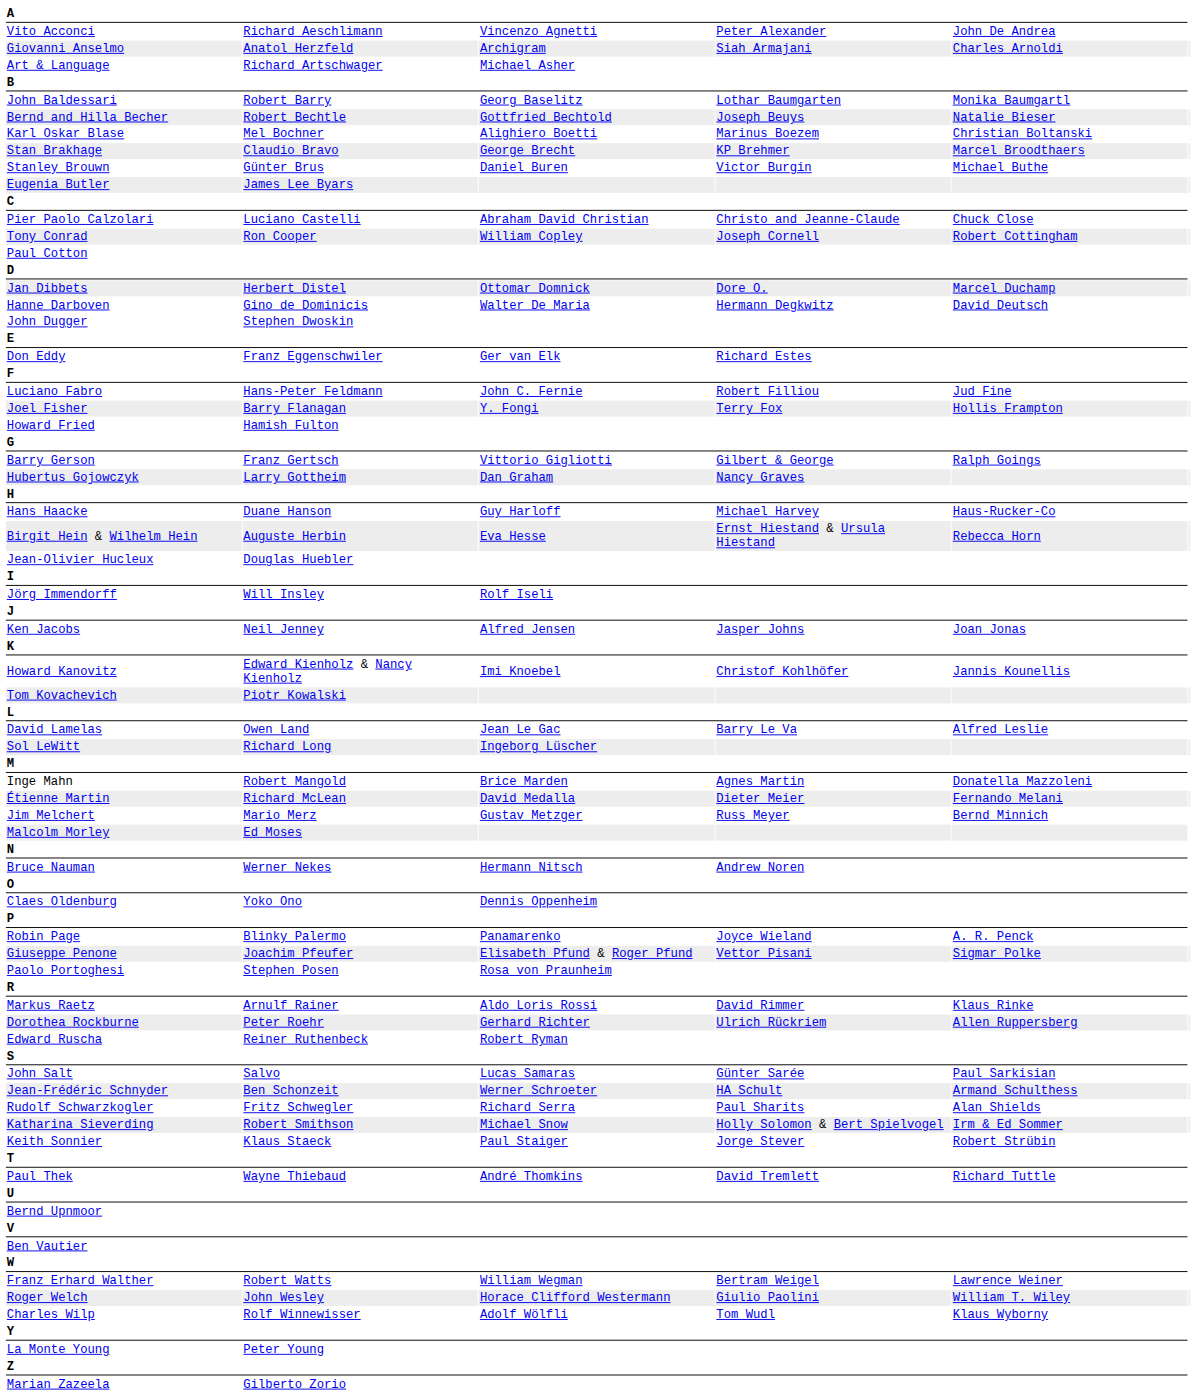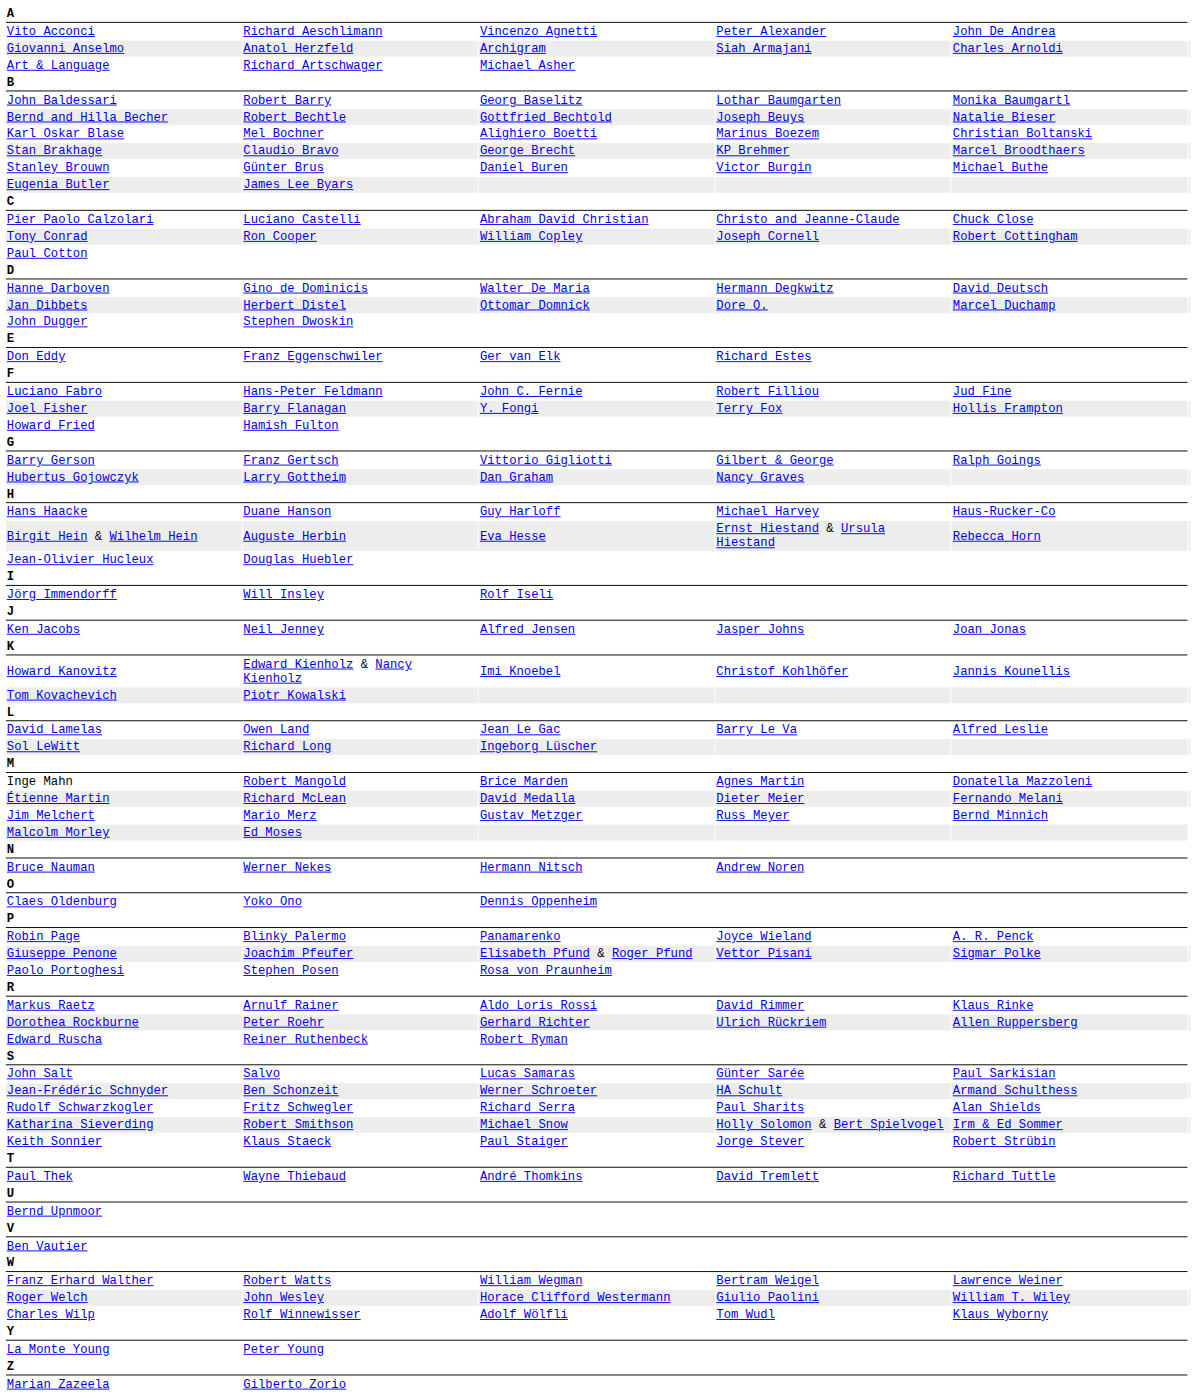rows swapped: (58, 305) <-> (47, 288)
